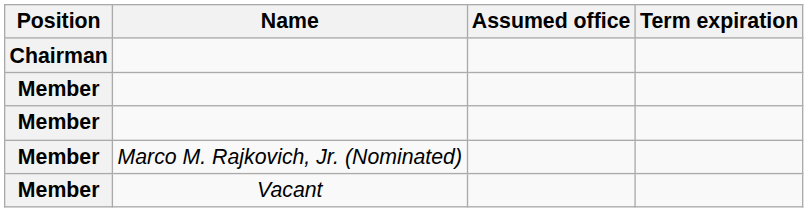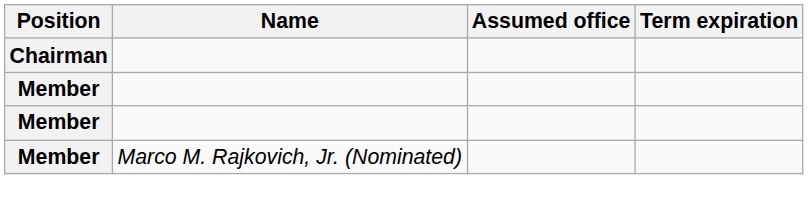- row: (59, 190)
